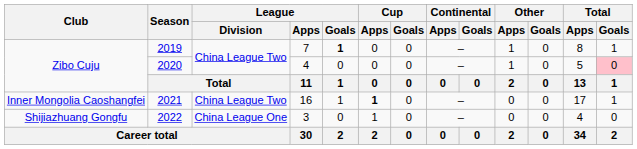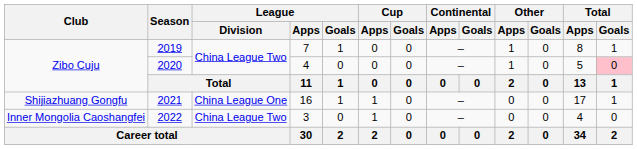(340, 48) bold -> (340, 48) normal
(76, 100) Inner Mongolia Caoshangfei -> (76, 100) Shijiazhuang Gongfu
(241, 100) China League Two -> (241, 100) China League One
(374, 100) bold -> (374, 100) normal
(76, 118) Shijiazhuang Gongfu -> (76, 118) Inner Mongolia Caoshangfei
(241, 118) China League One -> (241, 118) China League Two
